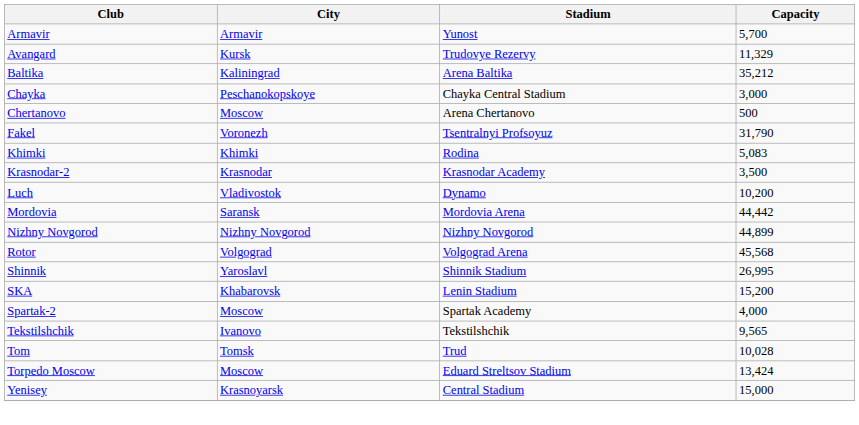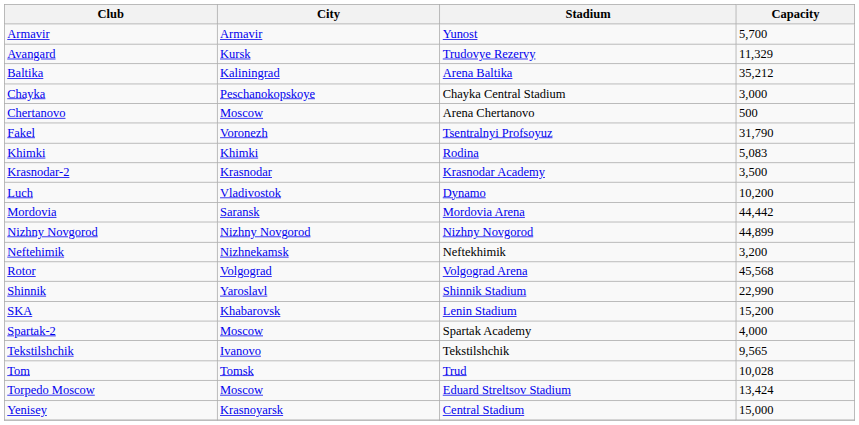+ row: (36, 251)
(756, 271) 26,995 -> (756, 291) 22,990
